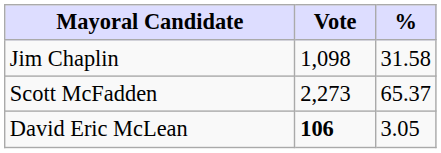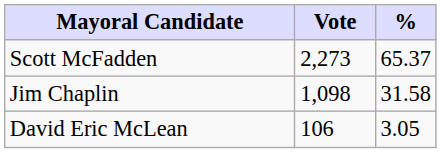rows swapped: (84, 93) <-> (64, 57)
(317, 128) bold -> (317, 128) normal
